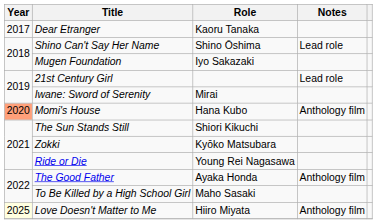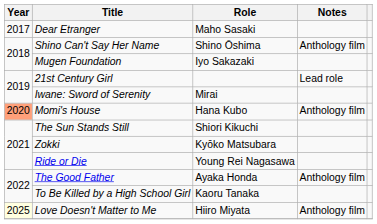(227, 29) Kaoru Tanaka -> (225, 29) Maho Sasaki
(321, 45) Lead role -> (332, 45) Anthology film
(225, 194) Maho Sasaki -> (227, 194) Kaoru Tanaka
